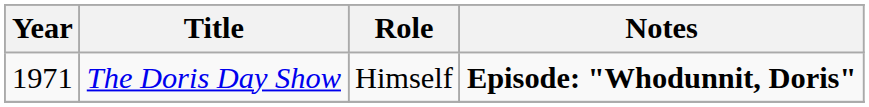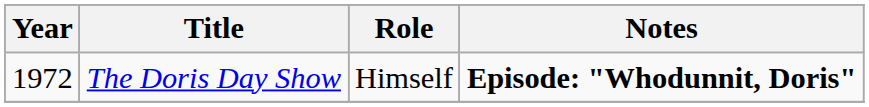(42, 76) 1971 -> (42, 76) 1972
